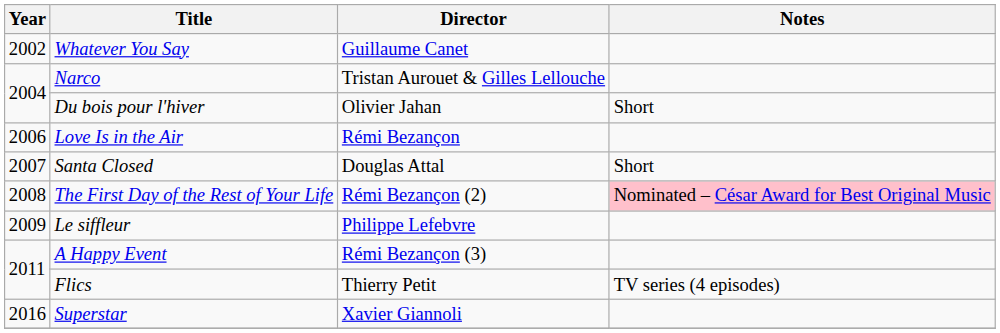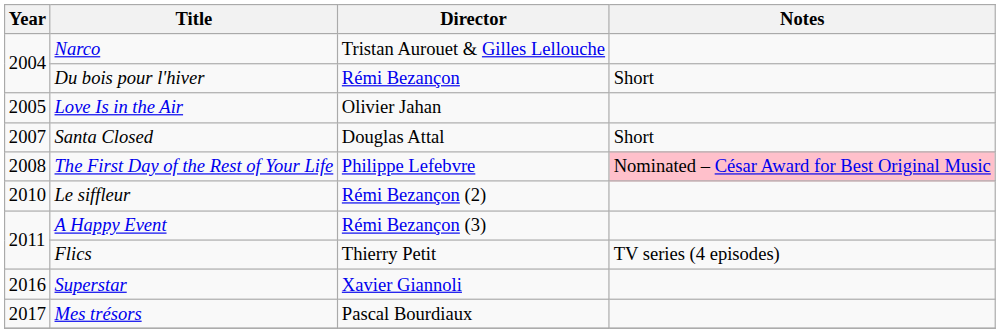- row: (122, 48)
(392, 107) Olivier Jahan -> (401, 78) Rémi Bezançon
(27, 136) 2006 -> (27, 107) 2005
(401, 136) Rémi Bezançon -> (392, 107) Olivier Jahan
(414, 195) Rémi Bezançon (2) -> (409, 166) Philippe Lefebvre
(27, 225) 2009 -> (27, 195) 2010
(409, 225) Philippe Lefebvre -> (414, 195) Rémi Bezançon (2)
+ row: (98, 313)
